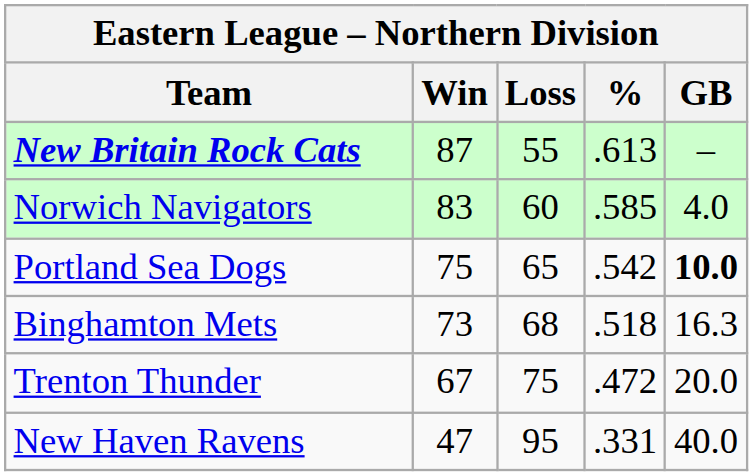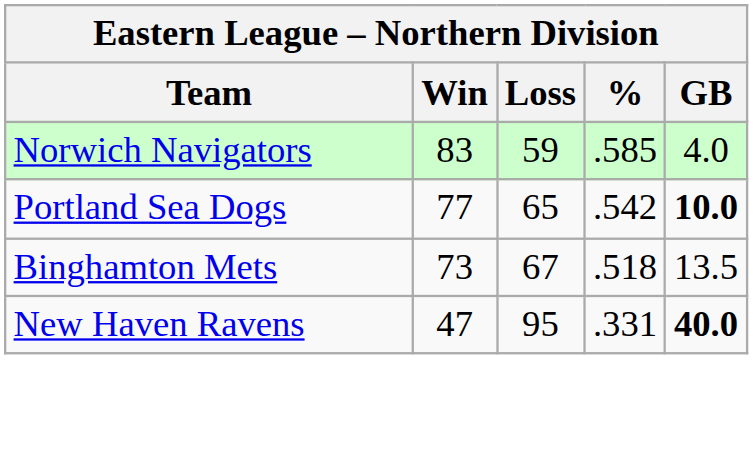- row: (187, 149)
(540, 207) 60 -> (540, 149) 59
(455, 265) 75 -> (455, 207) 77
(540, 324) 68 -> (540, 265) 67
(706, 324) 16.3 -> (706, 265) 13.5
- row: (137, 382)
(706, 440) normal -> (706, 324) bold
